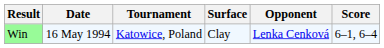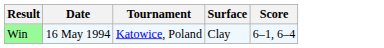- column: (291, 13)
